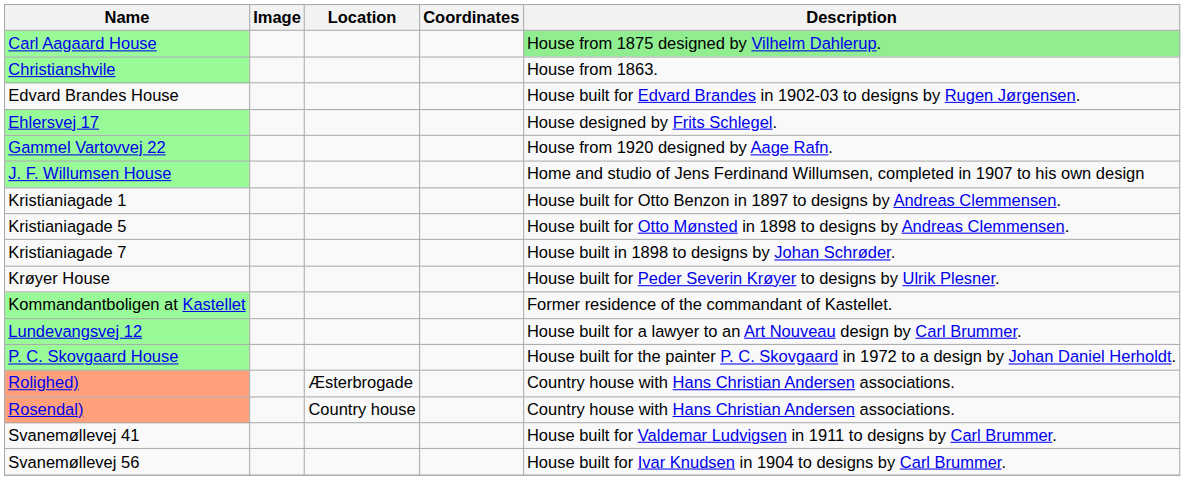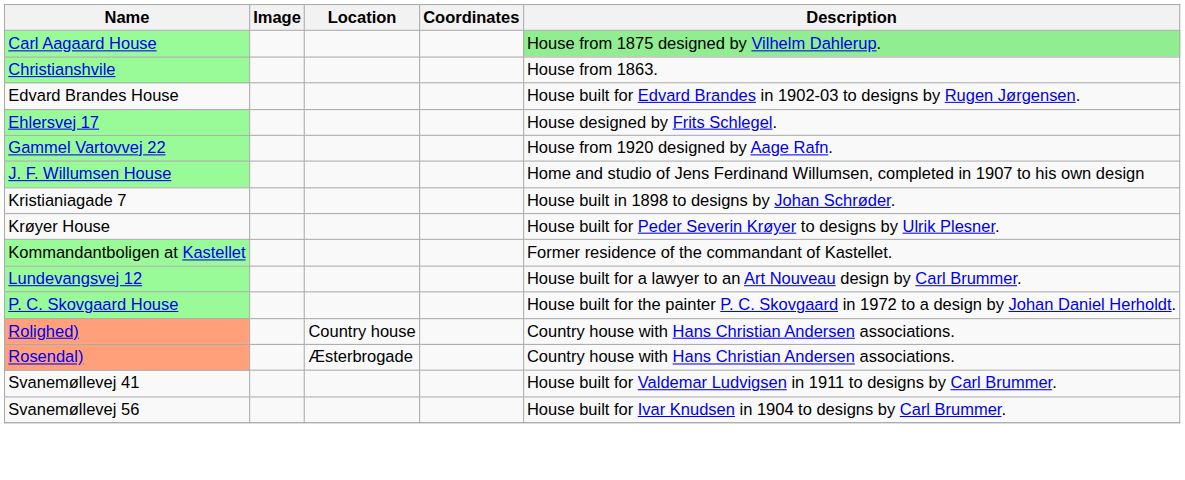- row: (67, 200)
- row: (67, 226)
(361, 383) Æsterbrogade -> (362, 331) Country house
(362, 409) Country house -> (361, 357) Æsterbrogade
